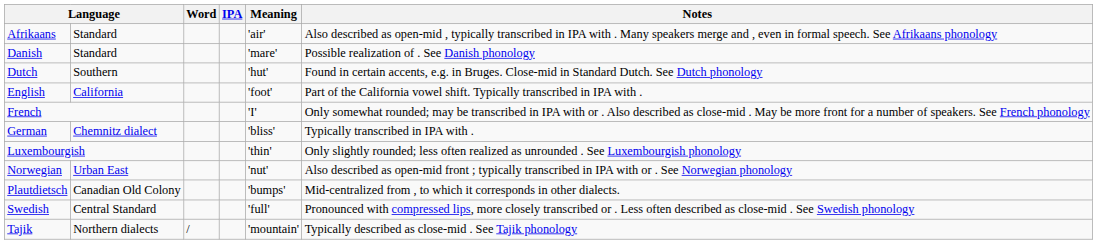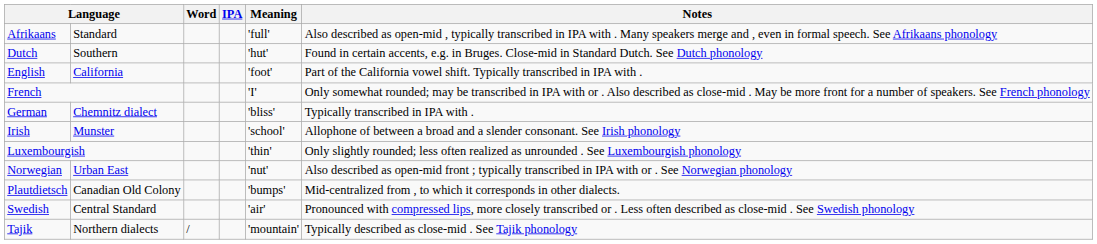(257, 33) 'air' -> (259, 33) 'full'
- row: (25, 53)
+ row: (19, 131)
(259, 209) 'full' -> (257, 209) 'air'
